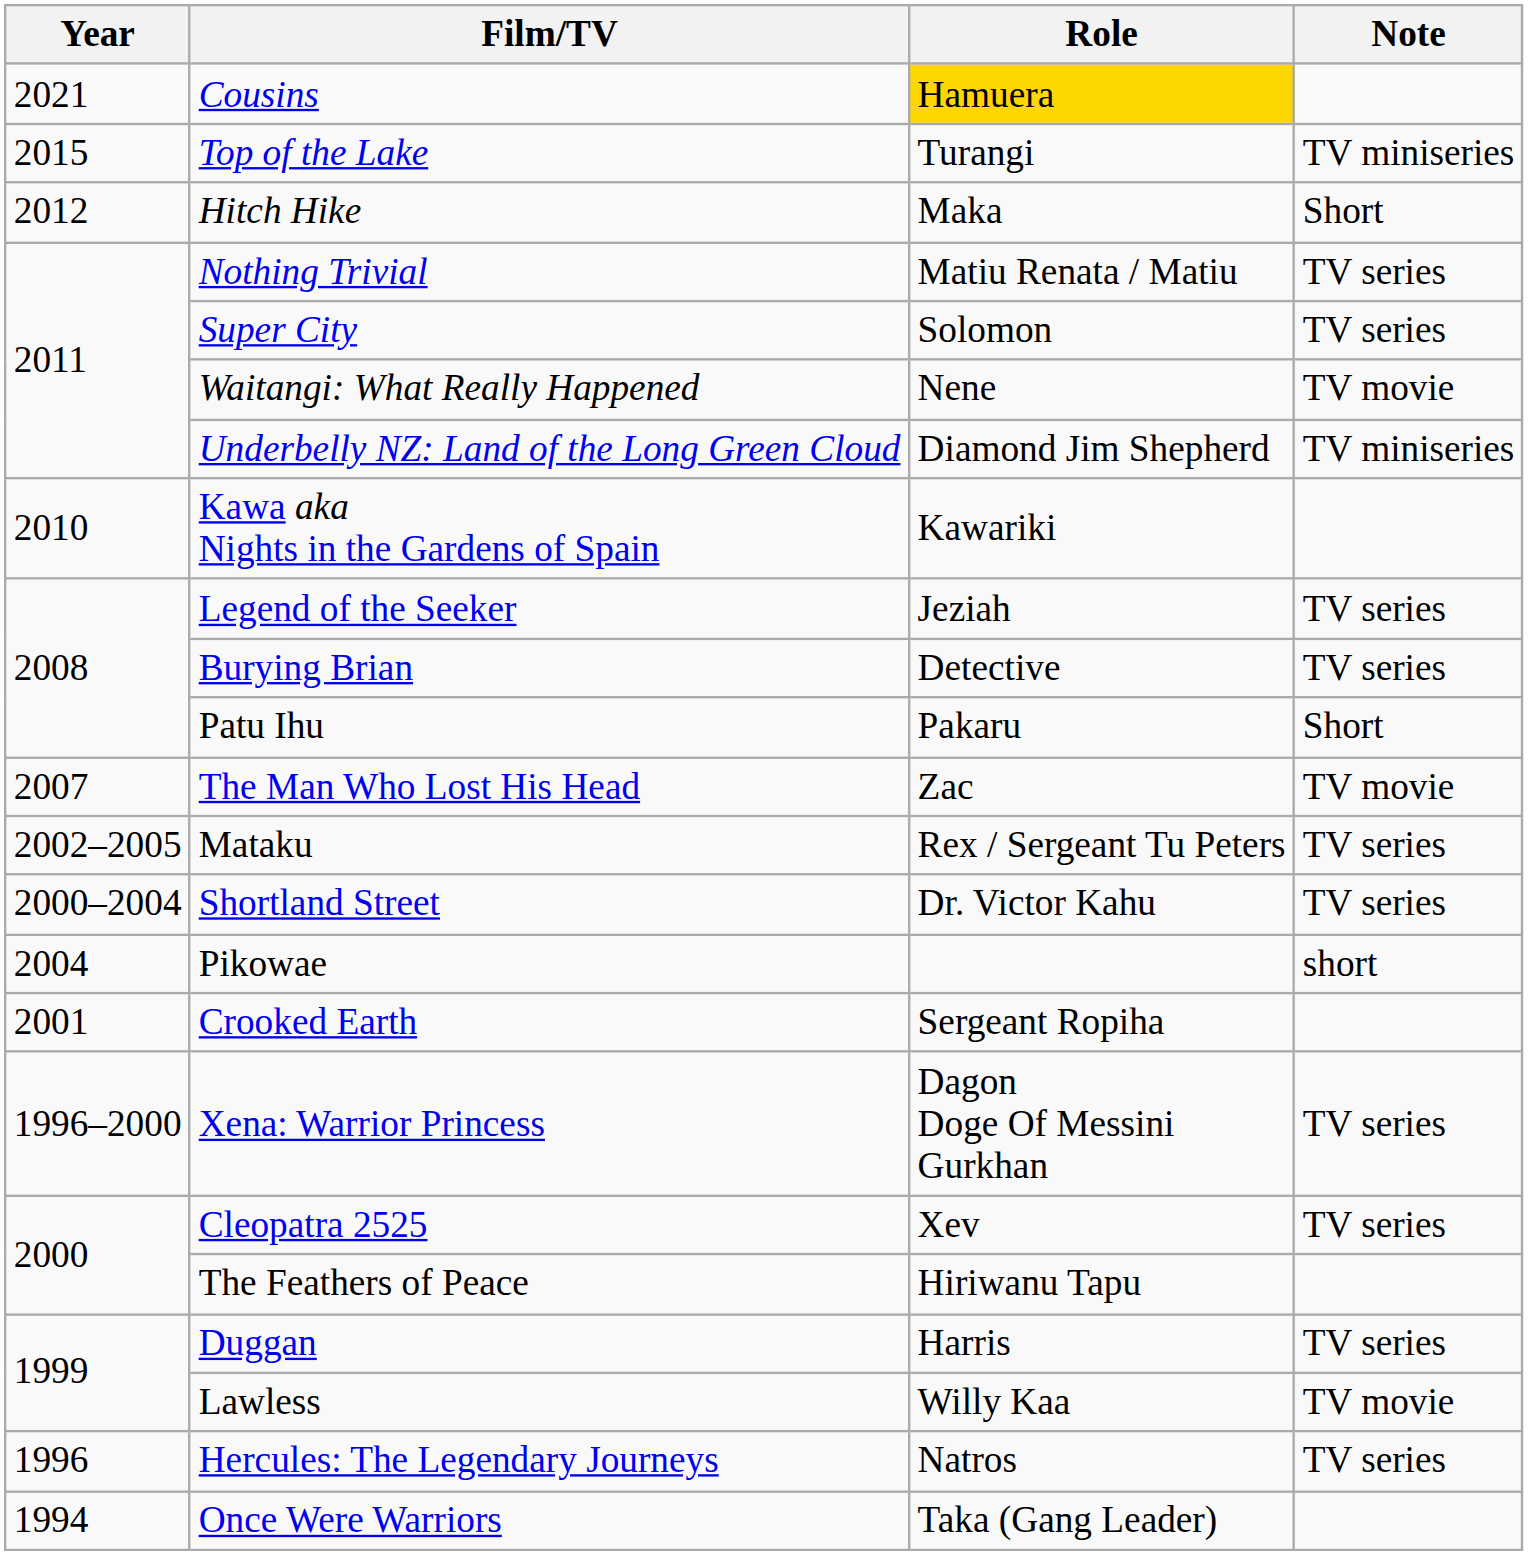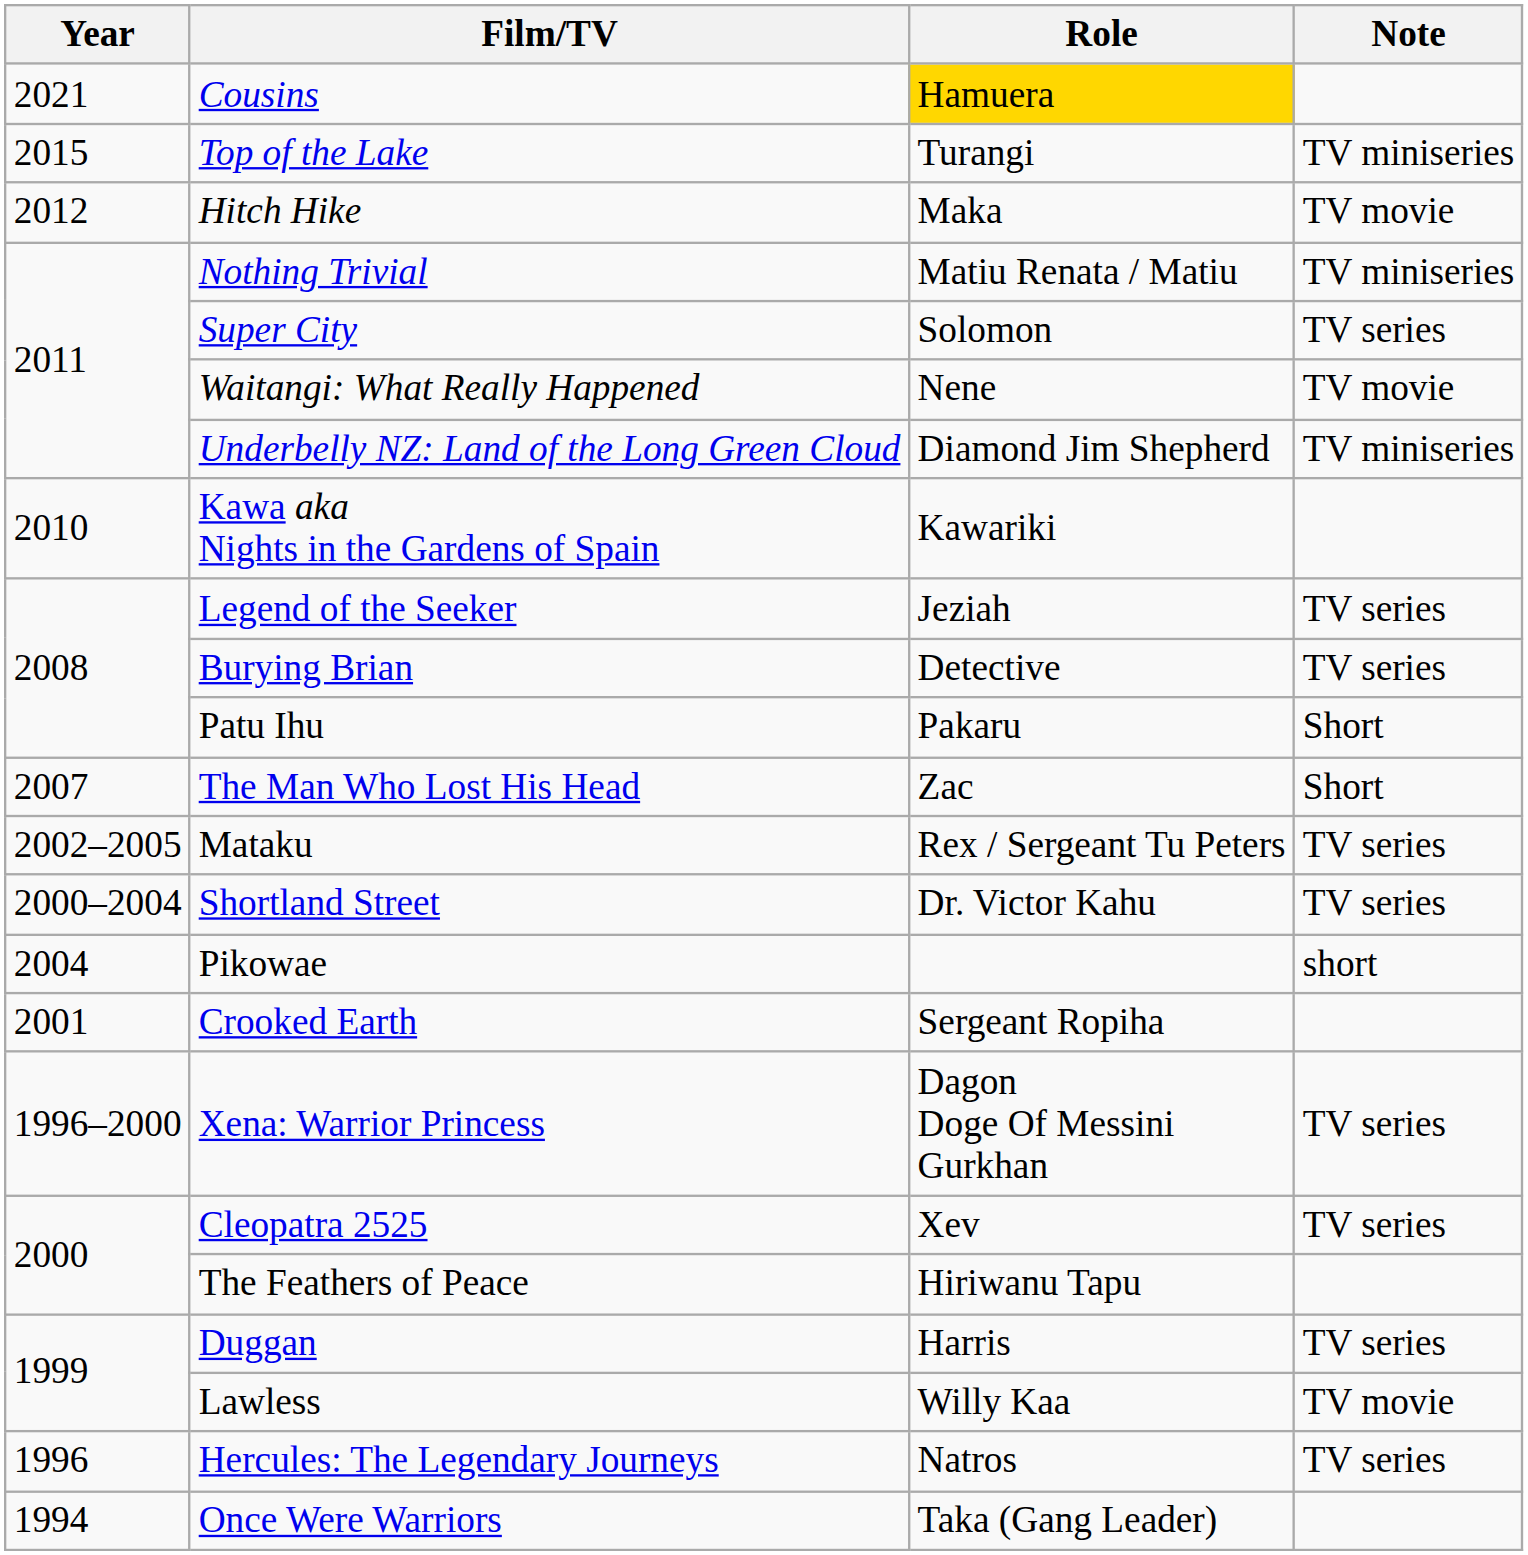(1343, 211) Short -> (1379, 211) TV movie
(1374, 270) TV series -> (1409, 270) TV miniseries
(1379, 785) TV movie -> (1343, 785) Short
